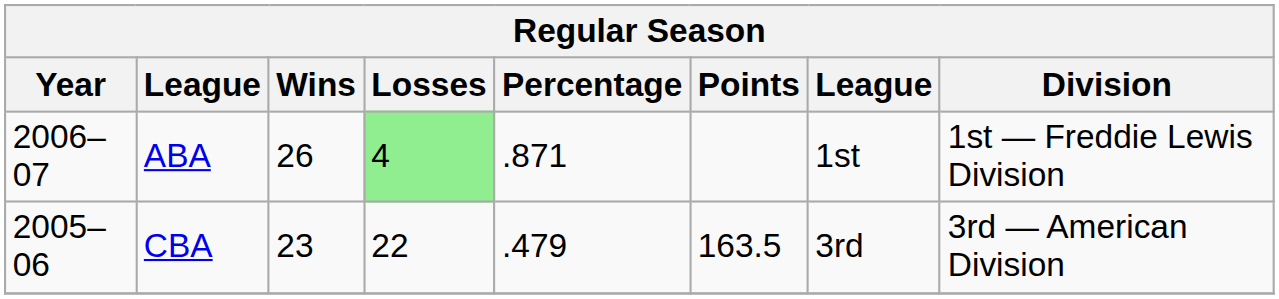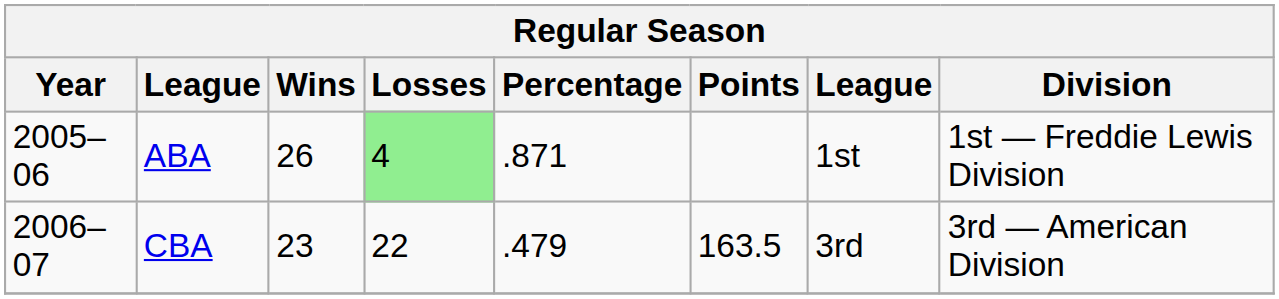(59, 155) 2006–07 -> (59, 155) 2005–06
(59, 246) 2005–06 -> (59, 246) 2006–07
